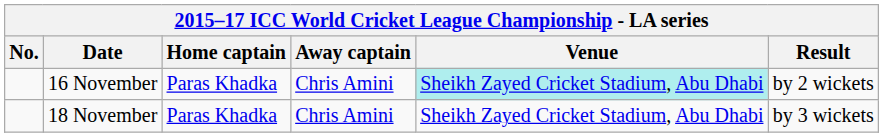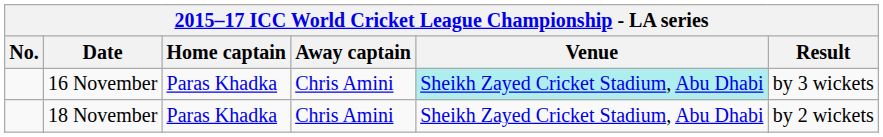(823, 83) by 2 wickets -> (823, 83) by 3 wickets
(823, 115) by 3 wickets -> (823, 115) by 2 wickets
